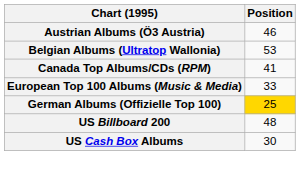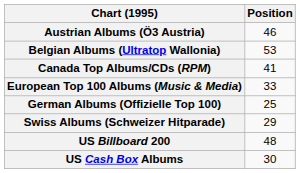(270, 104) gold background -> (270, 104) no background
+ row: (124, 123)
